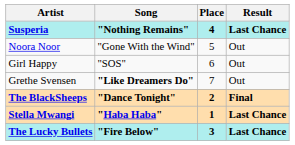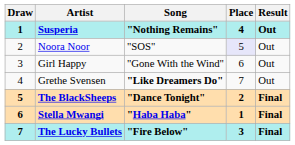+ column: (20, 13)
(258, 30) Last Chance -> (267, 30) Out
(146, 47) "Gone With the Wind" -> (141, 47) "SOS"
(212, 47) no background -> (241, 47) lavender background
(112, 64) "SOS" -> (175, 64) "Gone With the Wind"
(258, 115) Last Chance -> (270, 115) Final
(258, 132) Last Chance -> (270, 132) Final
